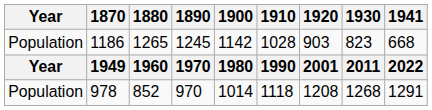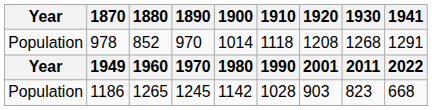rows swapped: (104, 92) <-> (107, 42)
